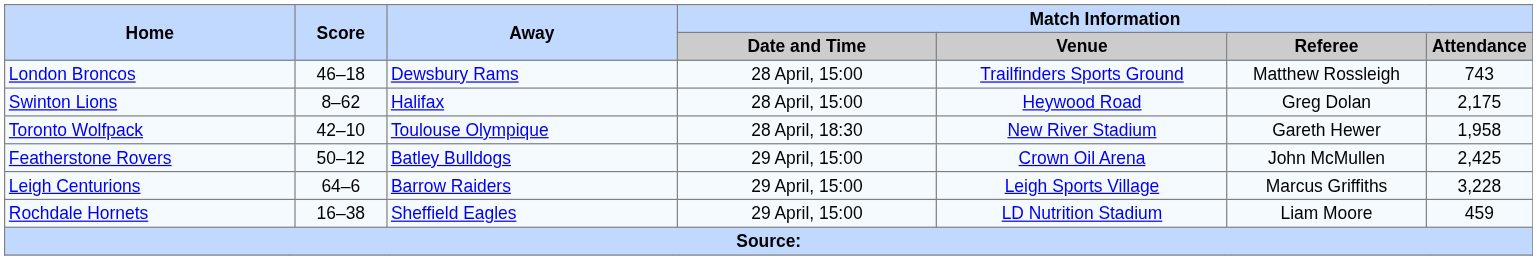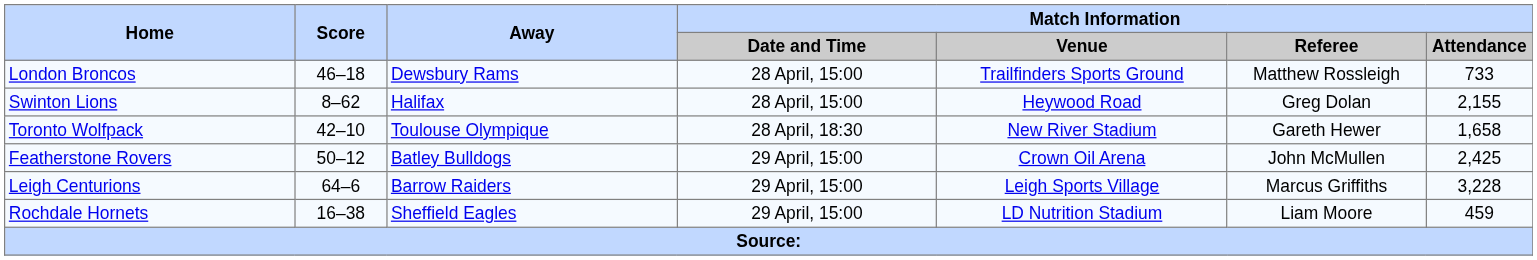(1479, 74) 743 -> (1479, 74) 733
(1479, 102) 2,175 -> (1479, 102) 2,155
(1479, 130) 1,958 -> (1479, 130) 1,658
